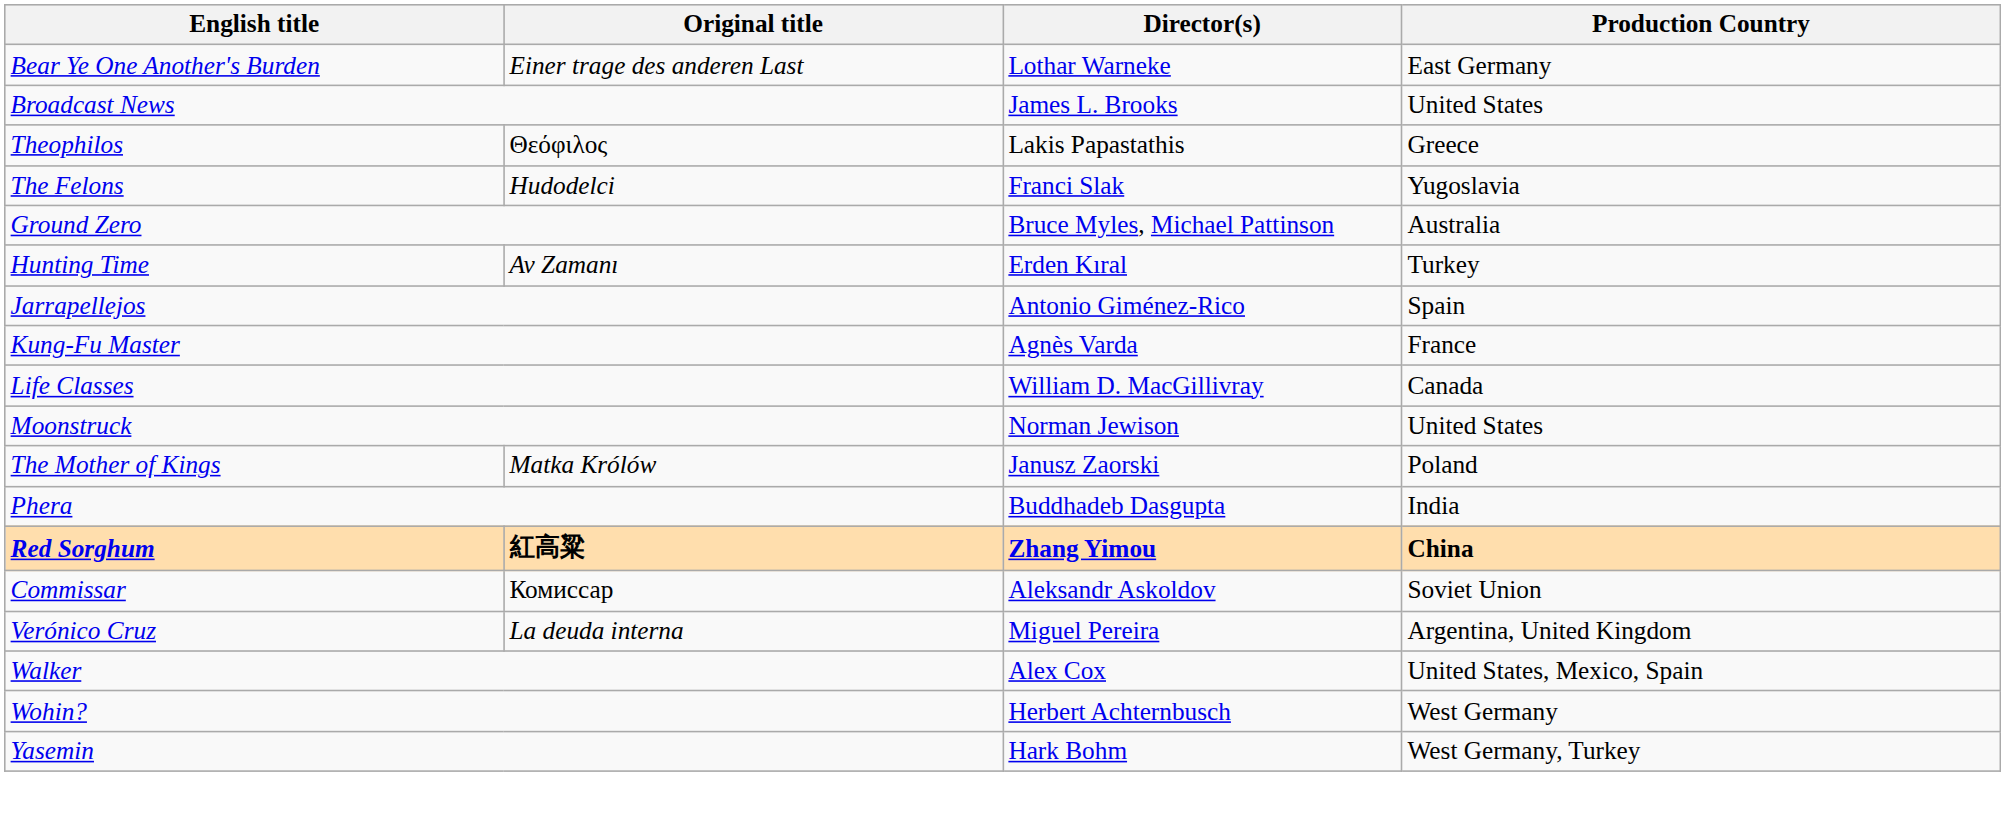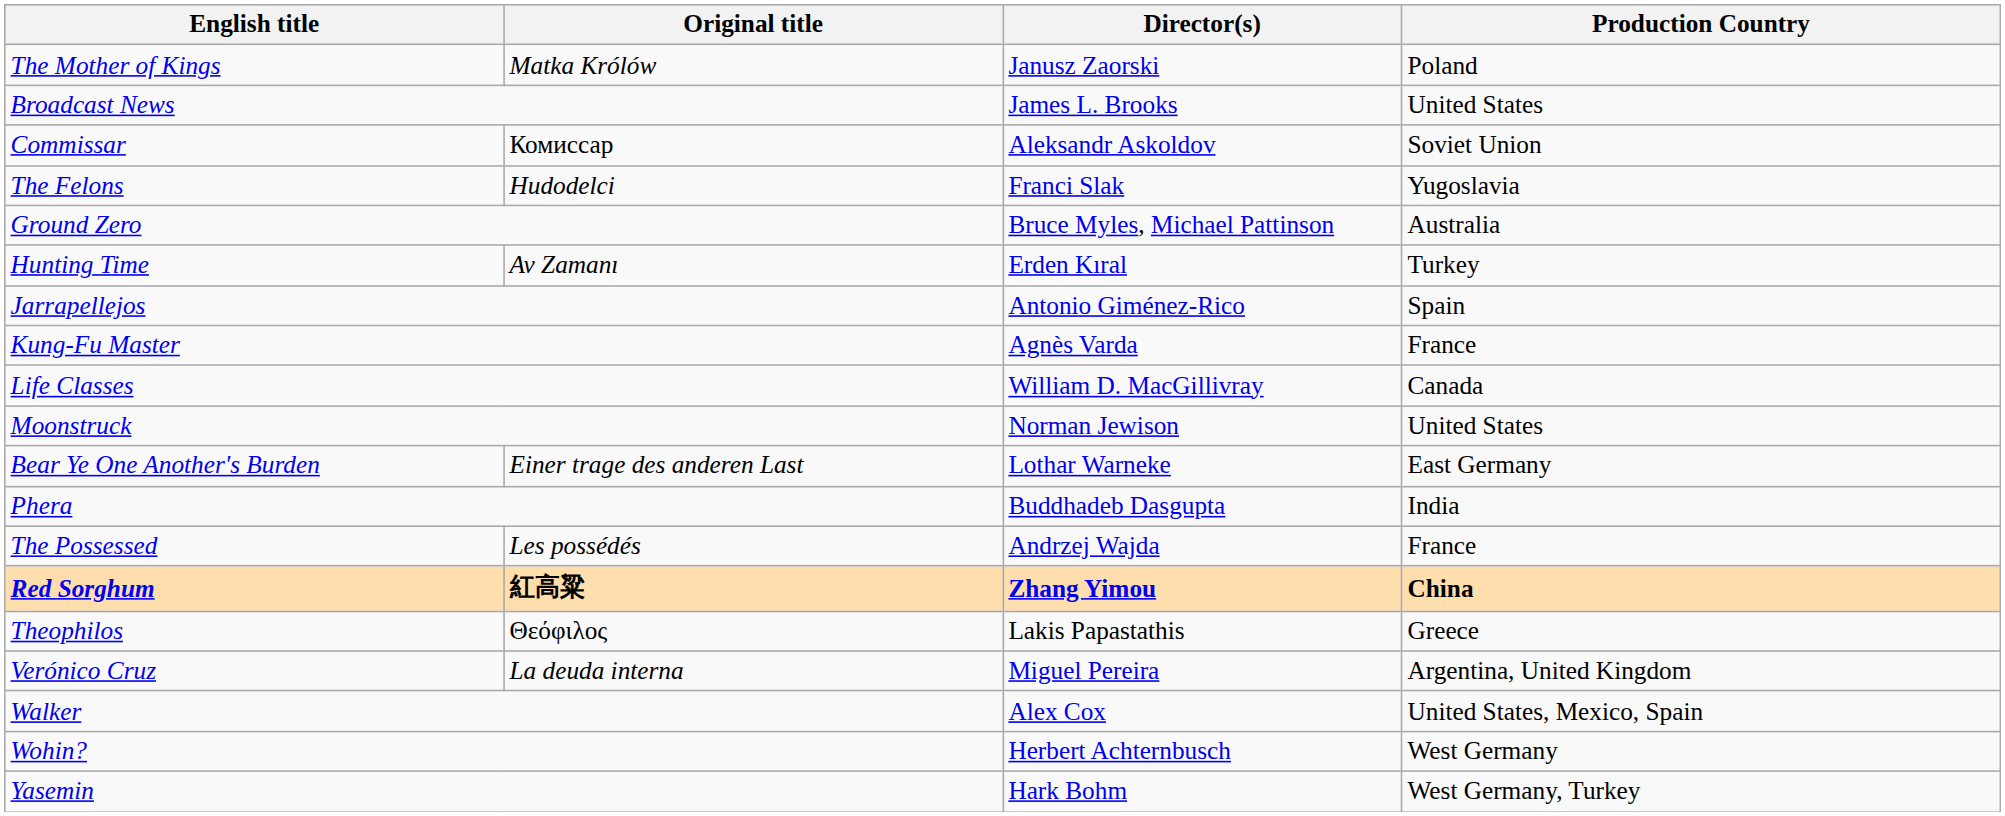rows swapped: (165, 64) <-> (116, 465)
rows swapped: (68, 590) <-> (67, 144)
+ row: (84, 545)
